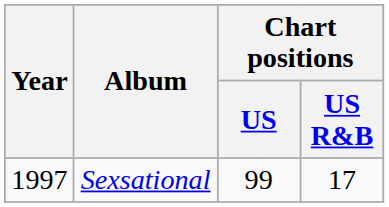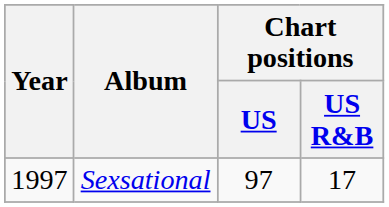(259, 179) 99 -> (259, 179) 97
